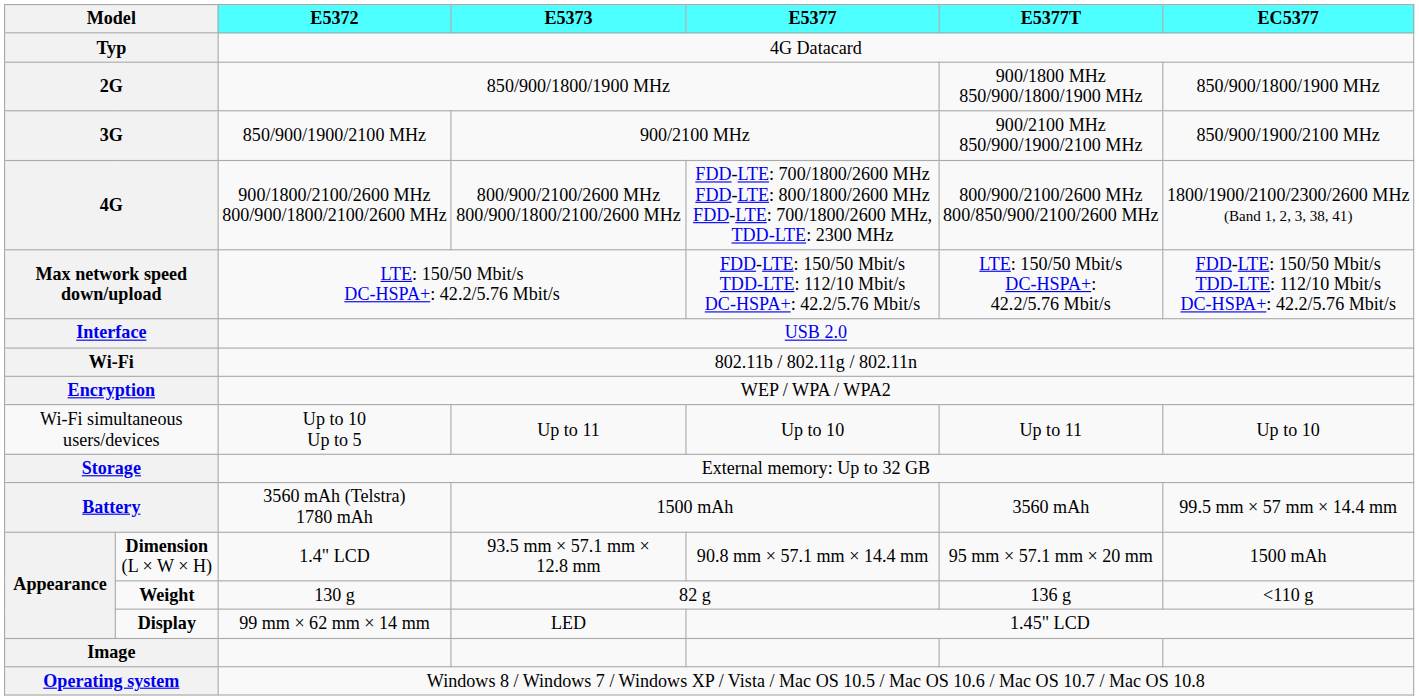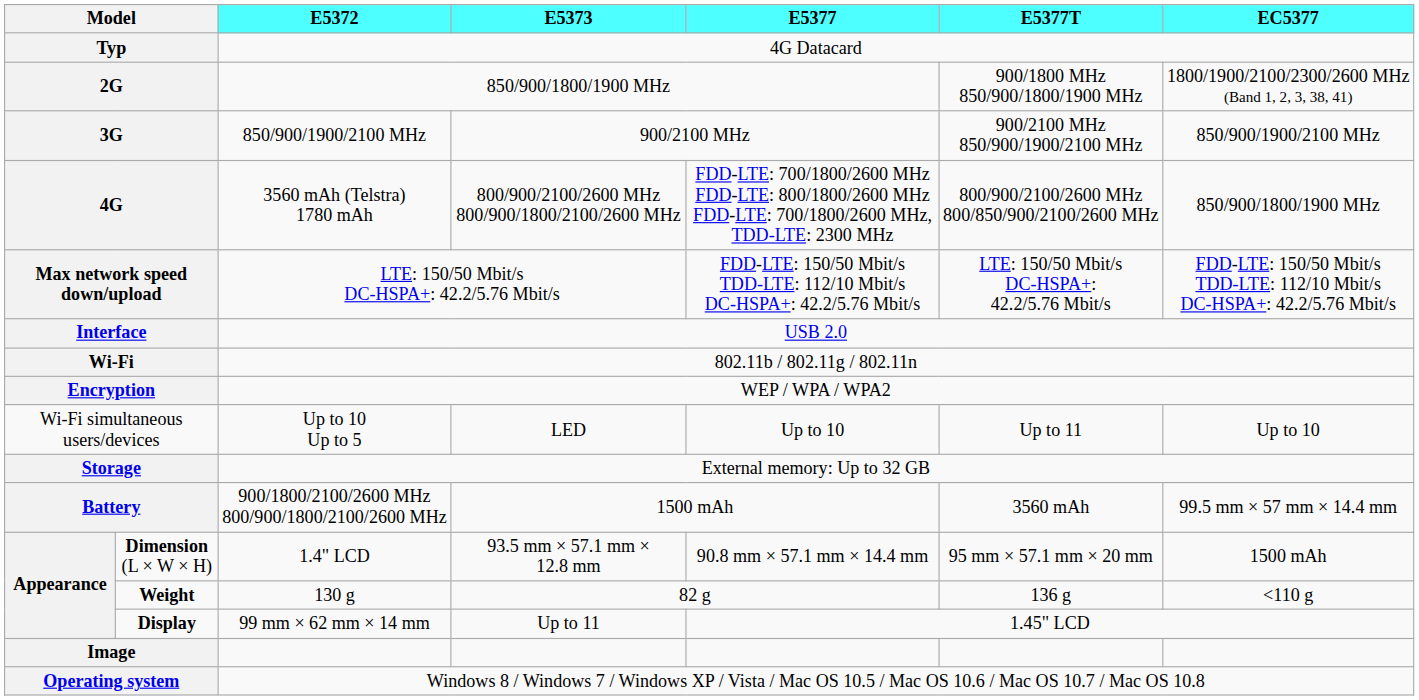(1288, 86) 850/900/1800/1900 MHz -> (1288, 86) 1800/1900/2100/2300/2600 MHz (Band 1, 2, 3, 38, 41)
(334, 204) 900/1800/2100/2600 MHz 800/900/1800/2100/2600 MHz -> (334, 204) 3560 mAh (Telstra) 1780 mAh
(1288, 204) 1800/1900/2100/2300/2600 MHz (Band 1, 2, 3, 38, 41) -> (1288, 204) 850/900/1800/1900 MHz
(569, 429) Up to 11 -> (569, 429) LED
(334, 507) 3560 mAh (Telstra) 1780 mAh -> (334, 507) 900/1800/2100/2600 MHz 800/900/1800/2100/2600 MHz
(569, 623) LED -> (569, 623) Up to 11
